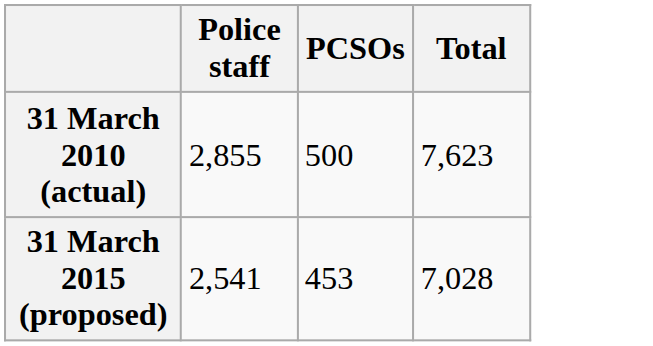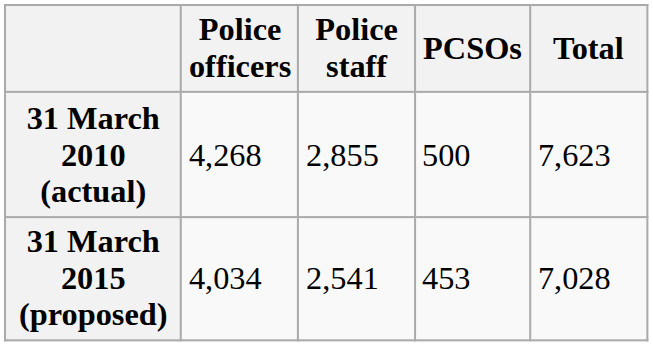+ column: (240, 48)
